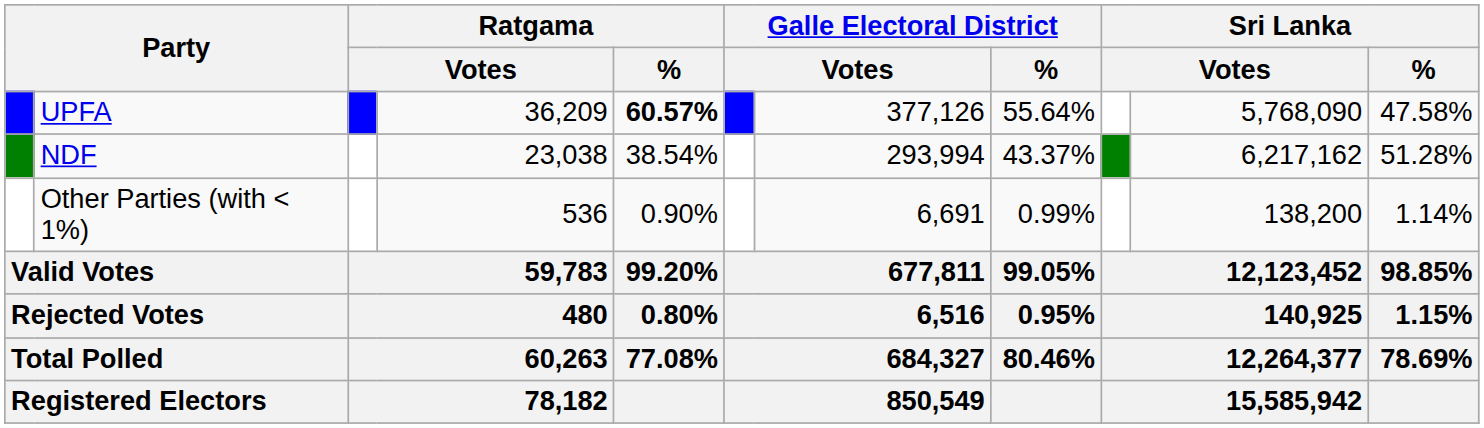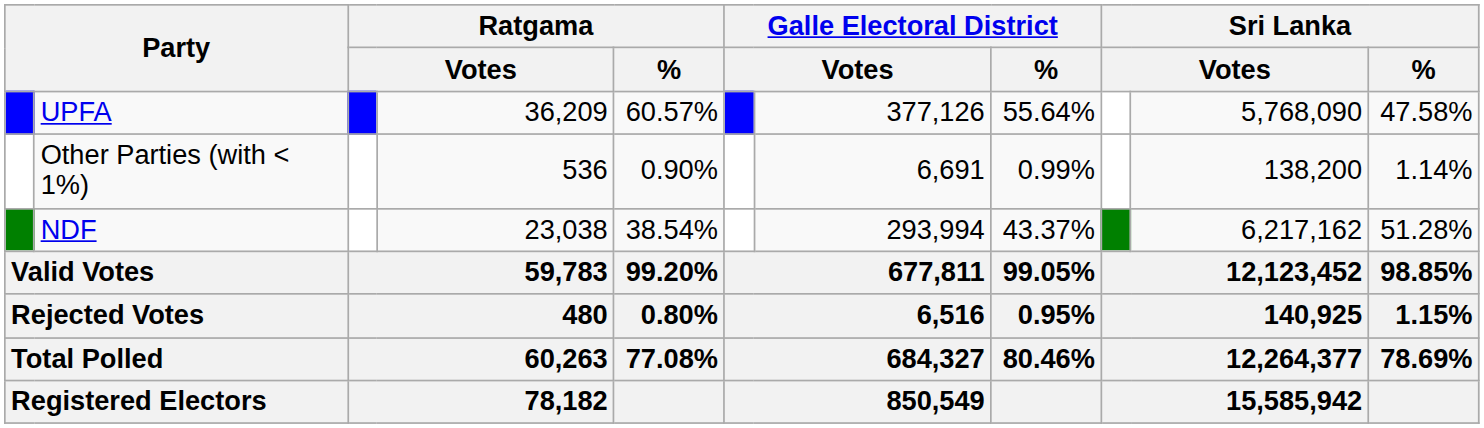(672, 112) bold -> (672, 112) normal
rows swapped: (69, 155) <-> (165, 213)
